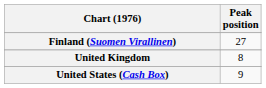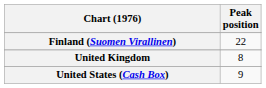(241, 41) 27 -> (241, 41) 22
